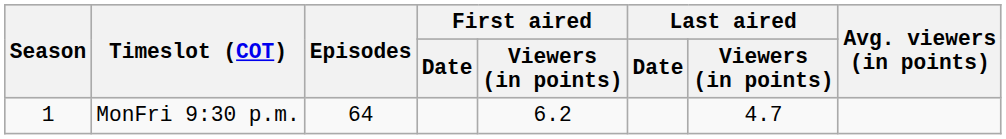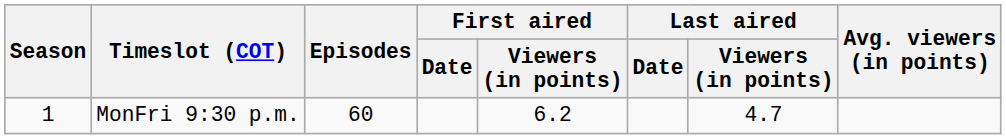(361, 116) 64 -> (361, 116) 60
